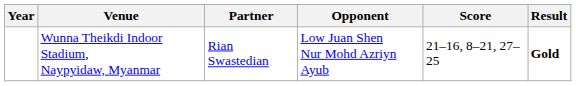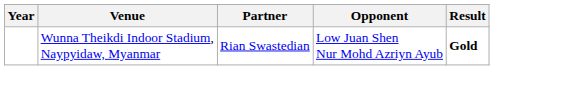- column: (475, 15)
